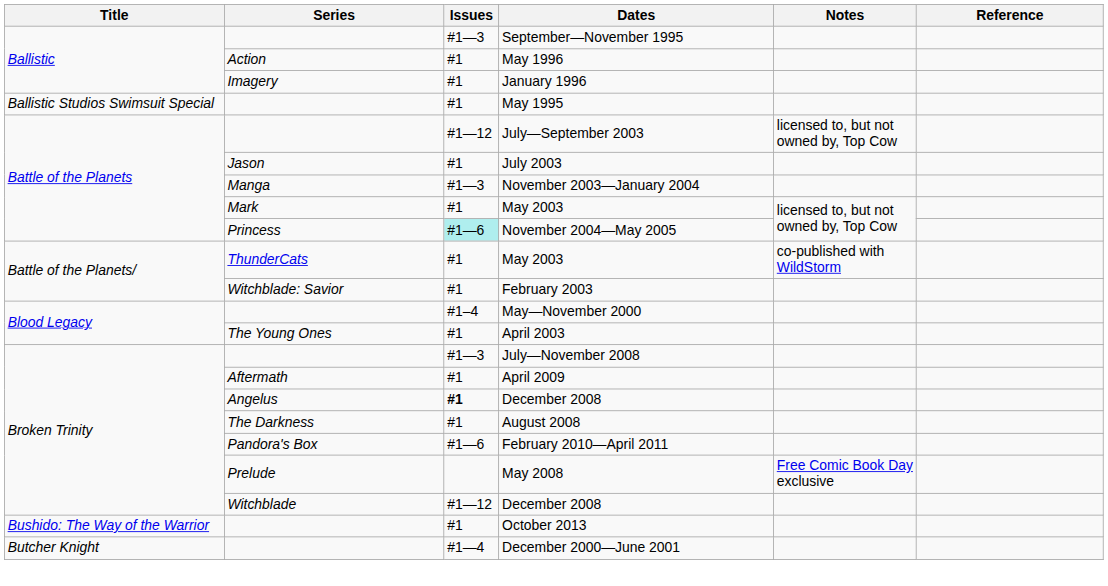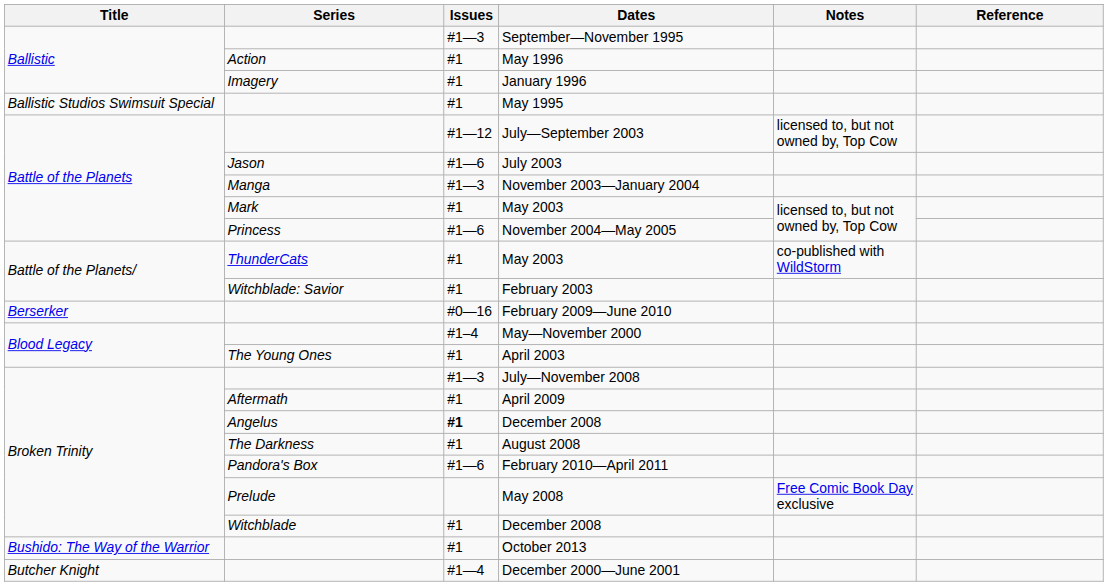(455, 163) #1 -> (466, 163) #1—6
(466, 229) paleturquoise background -> (466, 229) no background
+ row: (334, 312)
(470, 504) #1—12 -> (455, 526) #1
